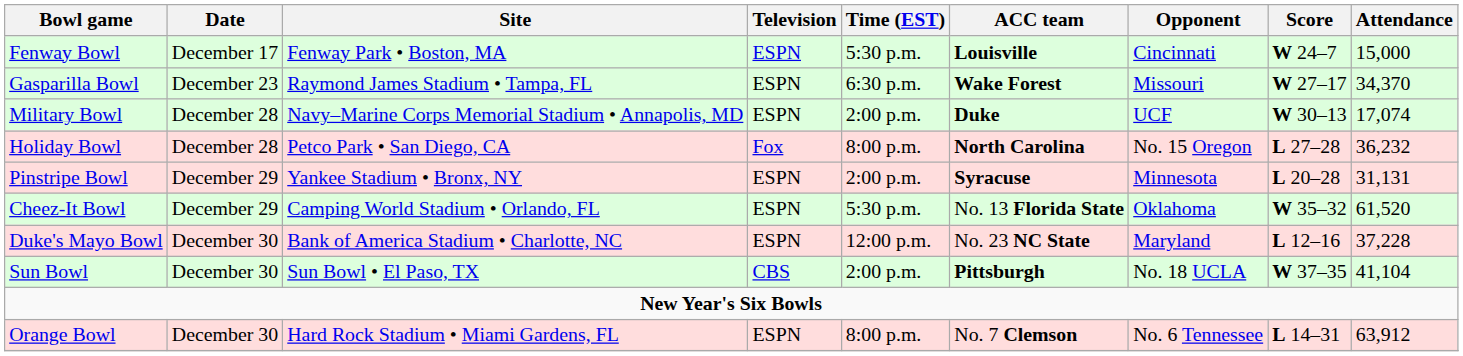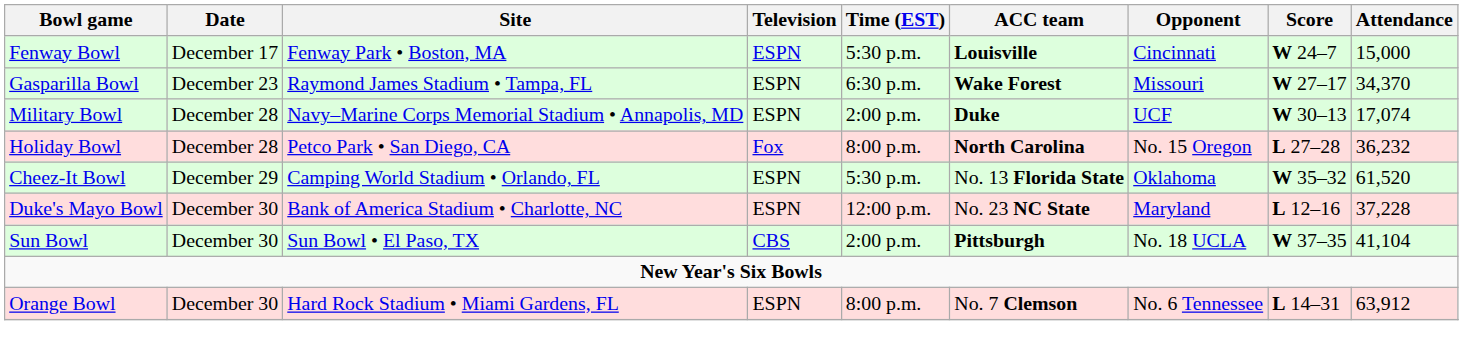- row: (68, 177)
